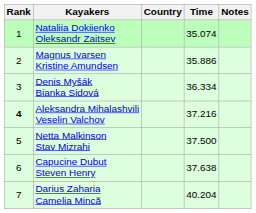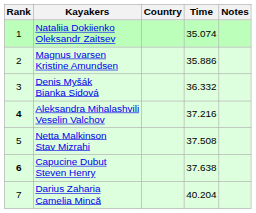(201, 87) 36.334 -> (201, 87) 36.332
(201, 141) 37.500 -> (201, 141) 37.508
(19, 168) normal -> (19, 168) bold
